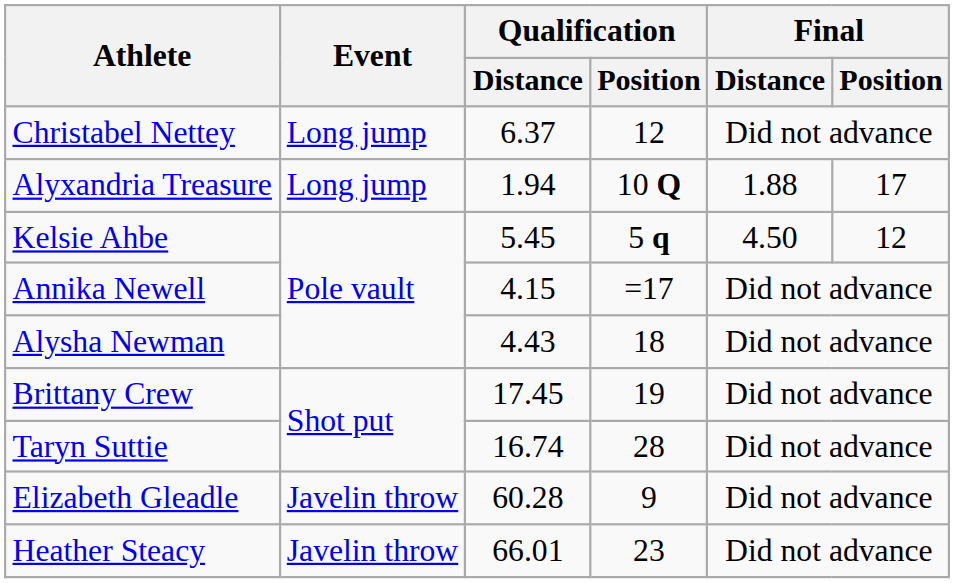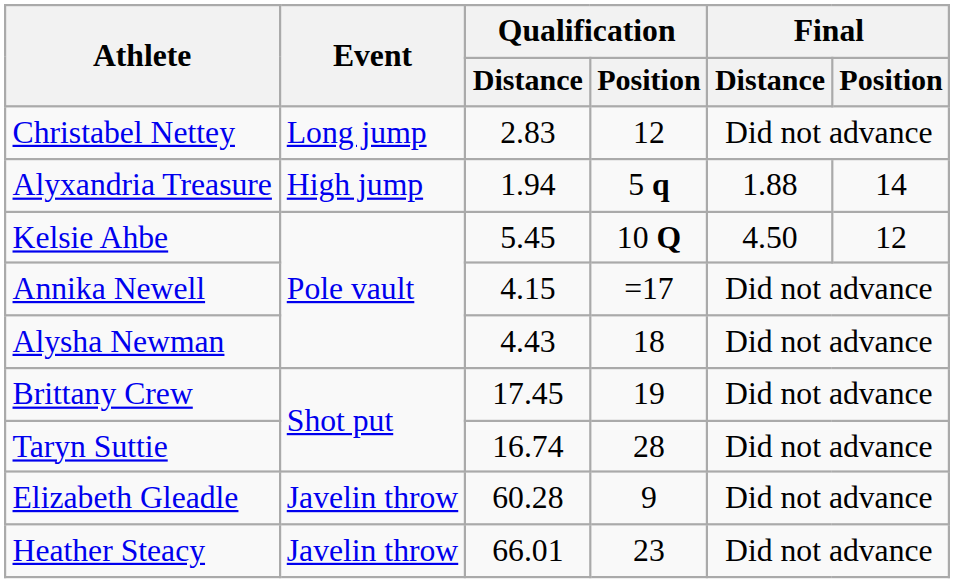(528, 132) 6.37 -> (528, 132) 2.83
(357, 184) Long jump -> (355, 184) High jump
(649, 184) 10 Q -> (649, 184) 5 q
(891, 184) 17 -> (891, 184) 14
(649, 237) 5 q -> (649, 237) 10 Q
